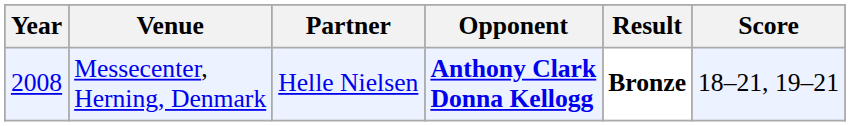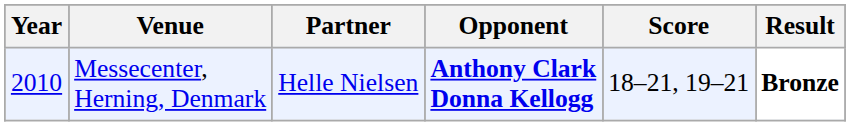columns swapped: (768, 26) <-> (647, 26)
(37, 83) 2008 -> (37, 83) 2010
